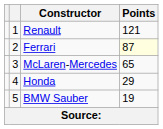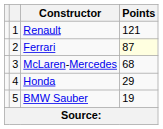(128, 64) 65 -> (128, 64) 68
